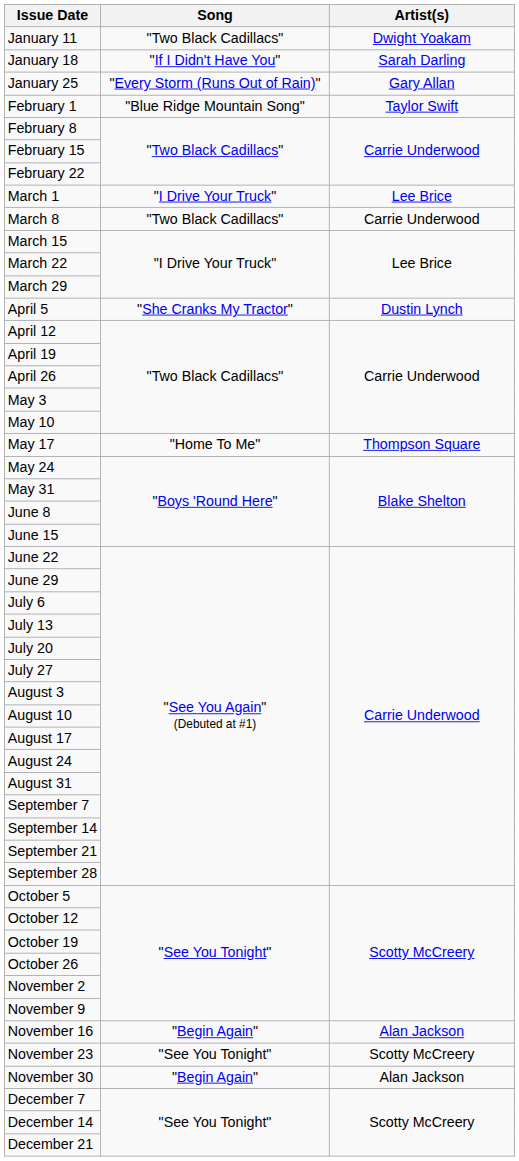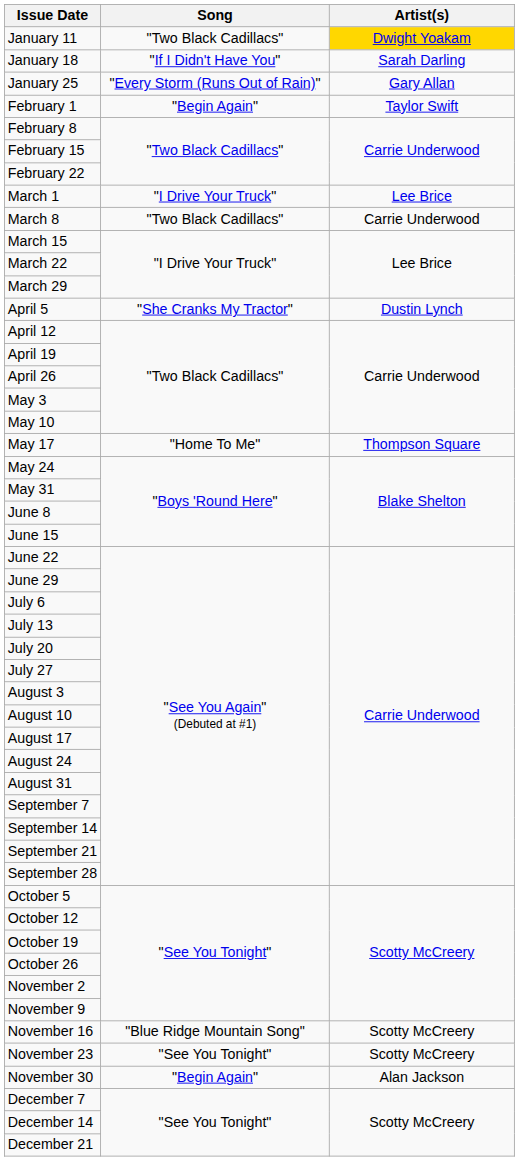(422, 38) no background -> (422, 38) gold background
(215, 106) "Blue Ridge Mountain Song" -> (215, 106) "Begin Again"
(215, 1032) "Begin Again" -> (215, 1032) "Blue Ridge Mountain Song"
(422, 1032) Alan Jackson -> (422, 1032) Scotty McCreery
